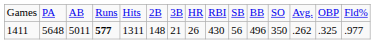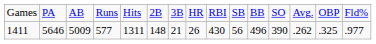(53, 30) 5648 -> (53, 30) 5646
(80, 30) 5011 -> (80, 30) 5009
(103, 30) bold -> (104, 30) normal
(279, 30) 350 -> (280, 30) 390
